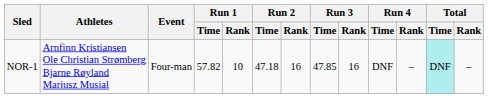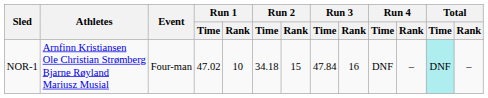(209, 66) 57.82 -> (209, 66) 47.02
(267, 66) 47.18 -> (267, 66) 34.18
(296, 66) 16 -> (296, 66) 15
(325, 66) 47.85 -> (325, 66) 47.84
